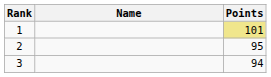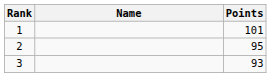(254, 30) khaki background -> (254, 30) no background
(257, 64) 94 -> (257, 64) 93
